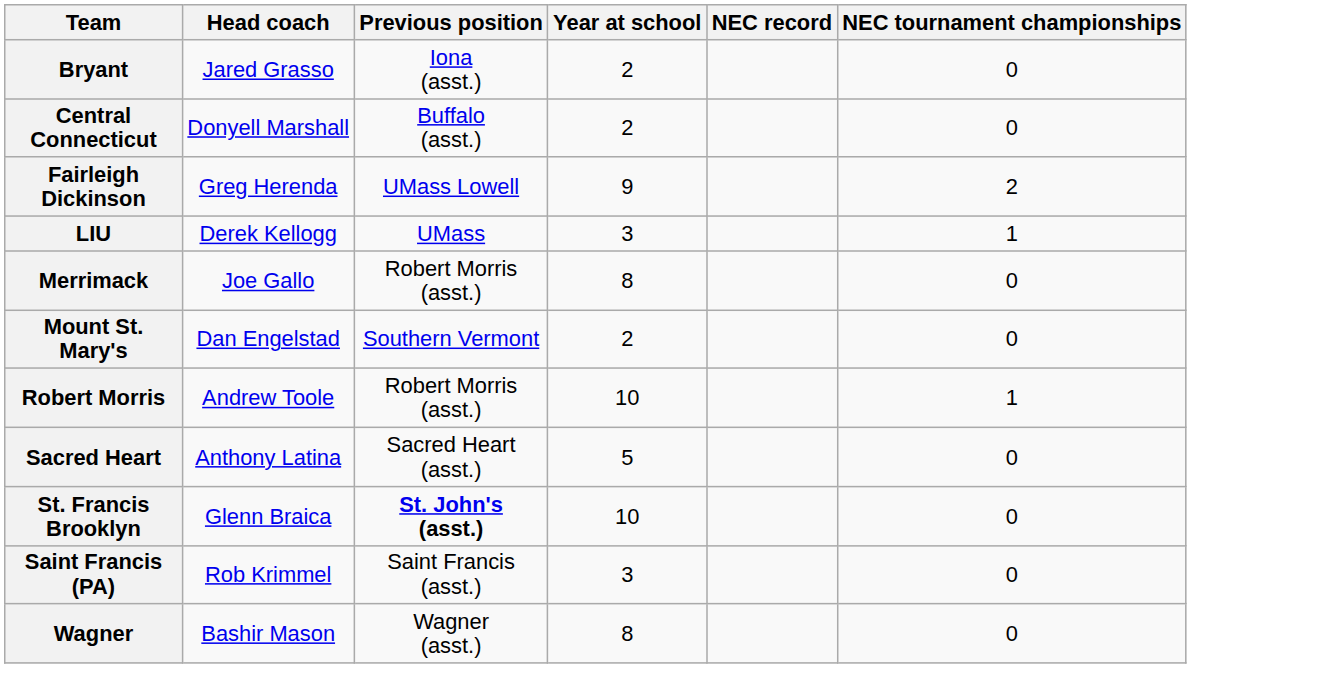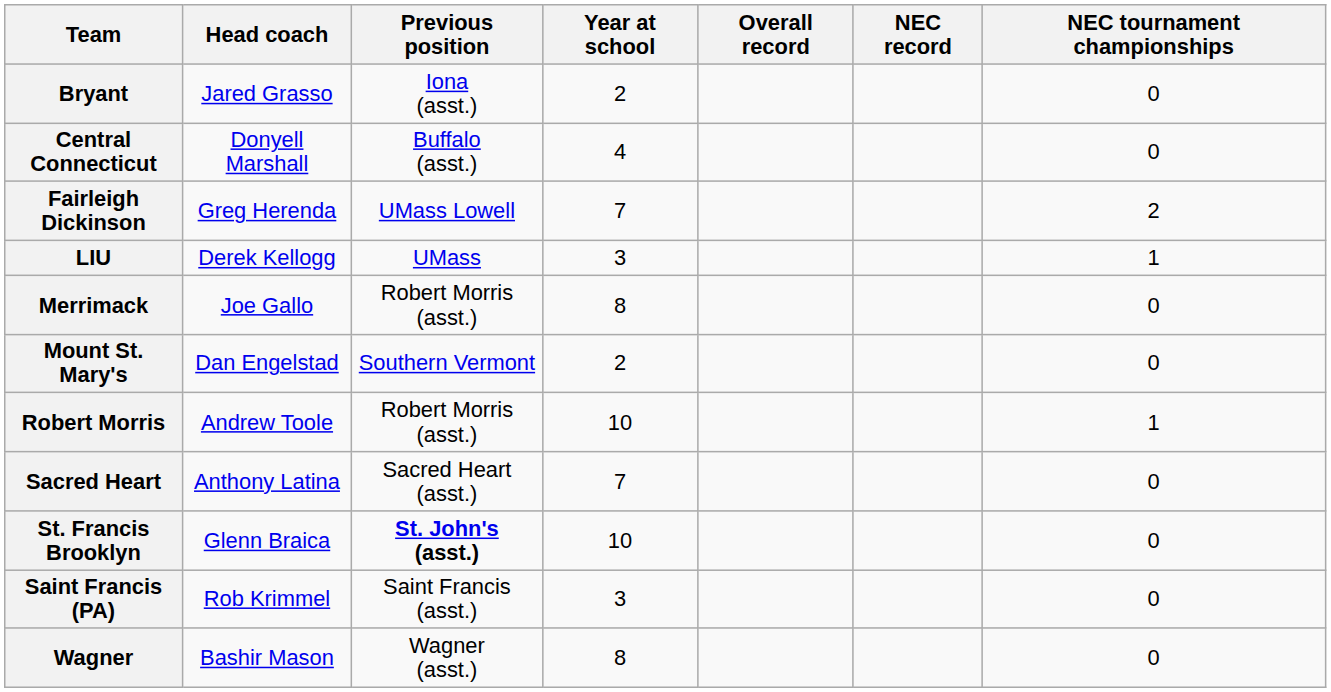+ column: (776, 35)
(627, 128) 2 -> (620, 152) 4
(627, 187) 9 -> (620, 211) 7
(627, 457) 5 -> (620, 481) 7
